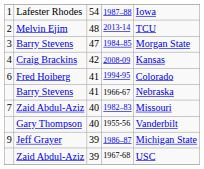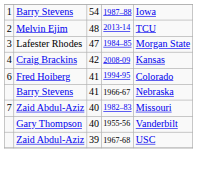(49, 12) Lafester Rhodes -> (45, 12) Barry Stevens
(45, 44) Barry Stevens -> (49, 44) Lafester Rhodes
- row: (117, 140)
